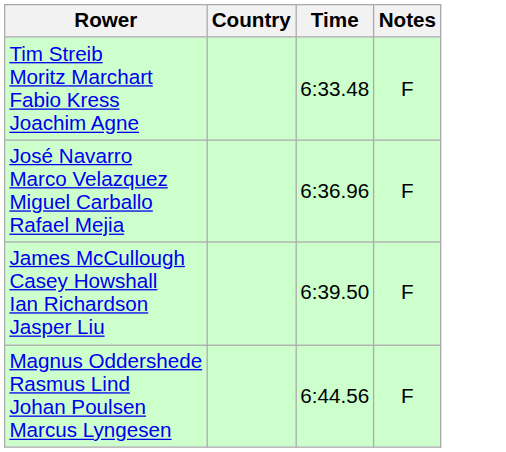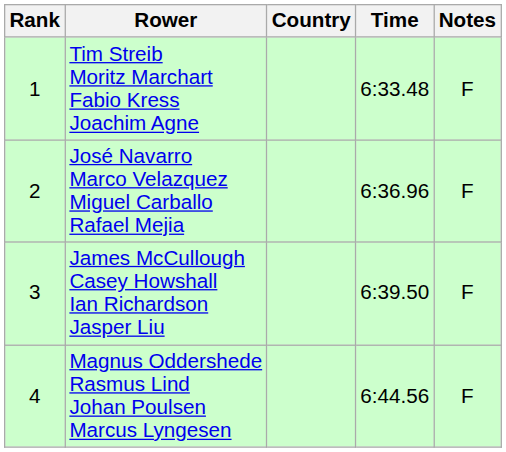+ column: (35, 20)
